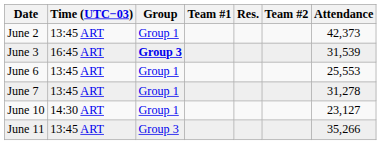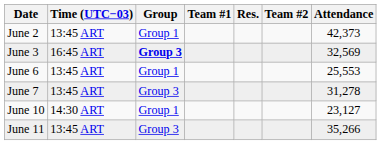(344, 52) 31,539 -> (344, 52) 32,569
(159, 91) Group 1 -> (159, 91) Group 3
